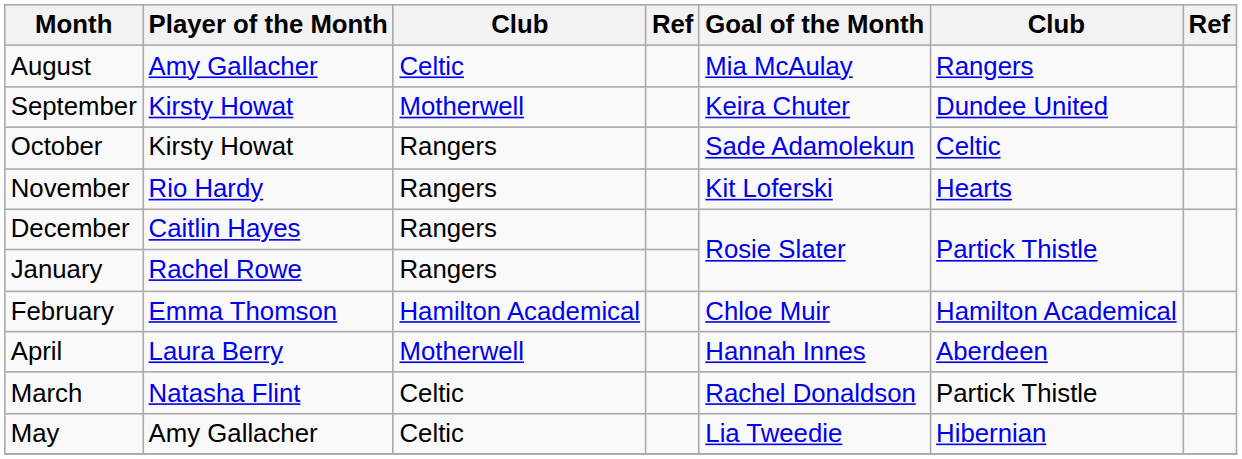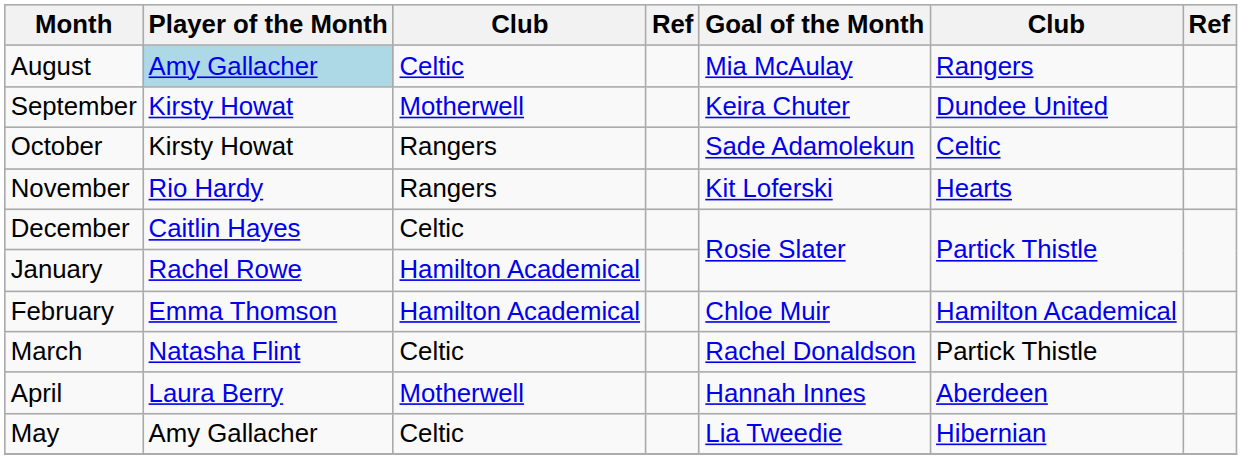(233, 65) no background -> (233, 65) lightblue background
(448, 229) Rangers -> (432, 229) Celtic
(448, 270) Rangers -> (520, 270) Hamilton Academical
rows swapped: (47, 392) <-> (37, 351)
